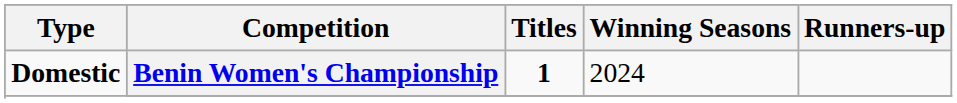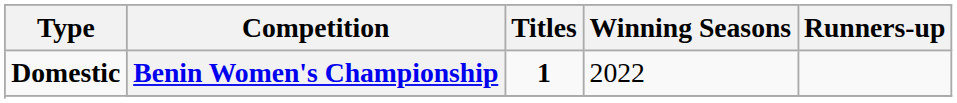(617, 73) 2024 -> (617, 73) 2022
